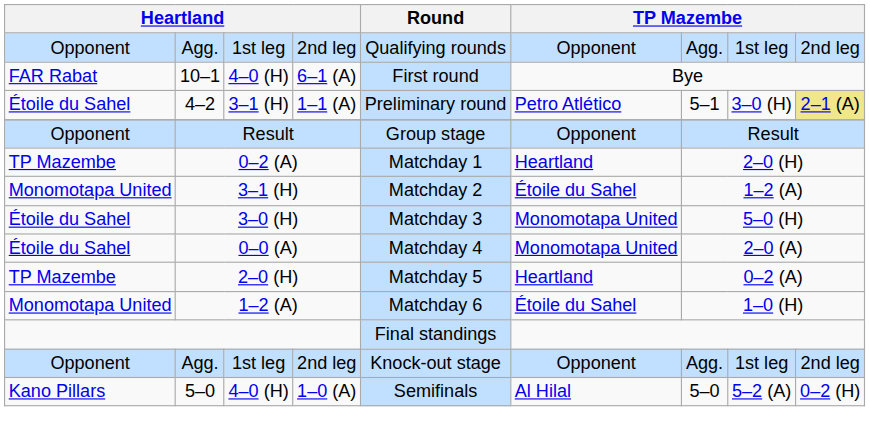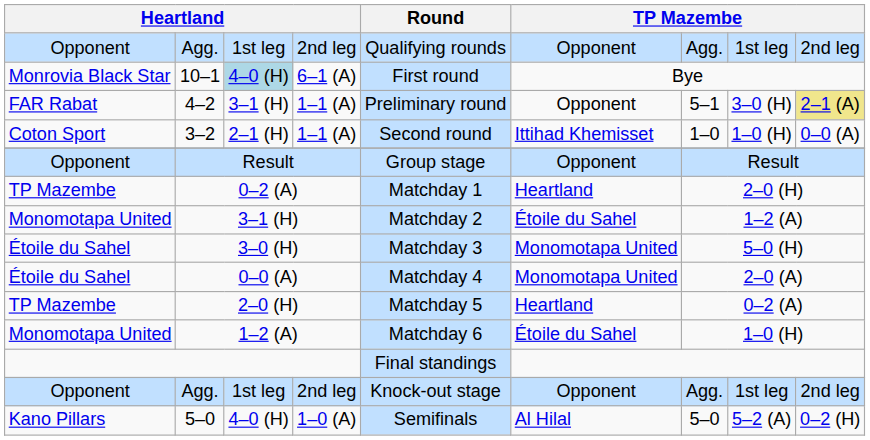(53, 76) FAR Rabat -> (90, 76) Monrovia Black Star
(259, 76) no background -> (259, 76) lightblue background
(70, 104) Étoile du Sahel -> (53, 104) FAR Rabat
(568, 104) Petro Atlético -> (596, 104) Opponent
+ row: (200, 133)
